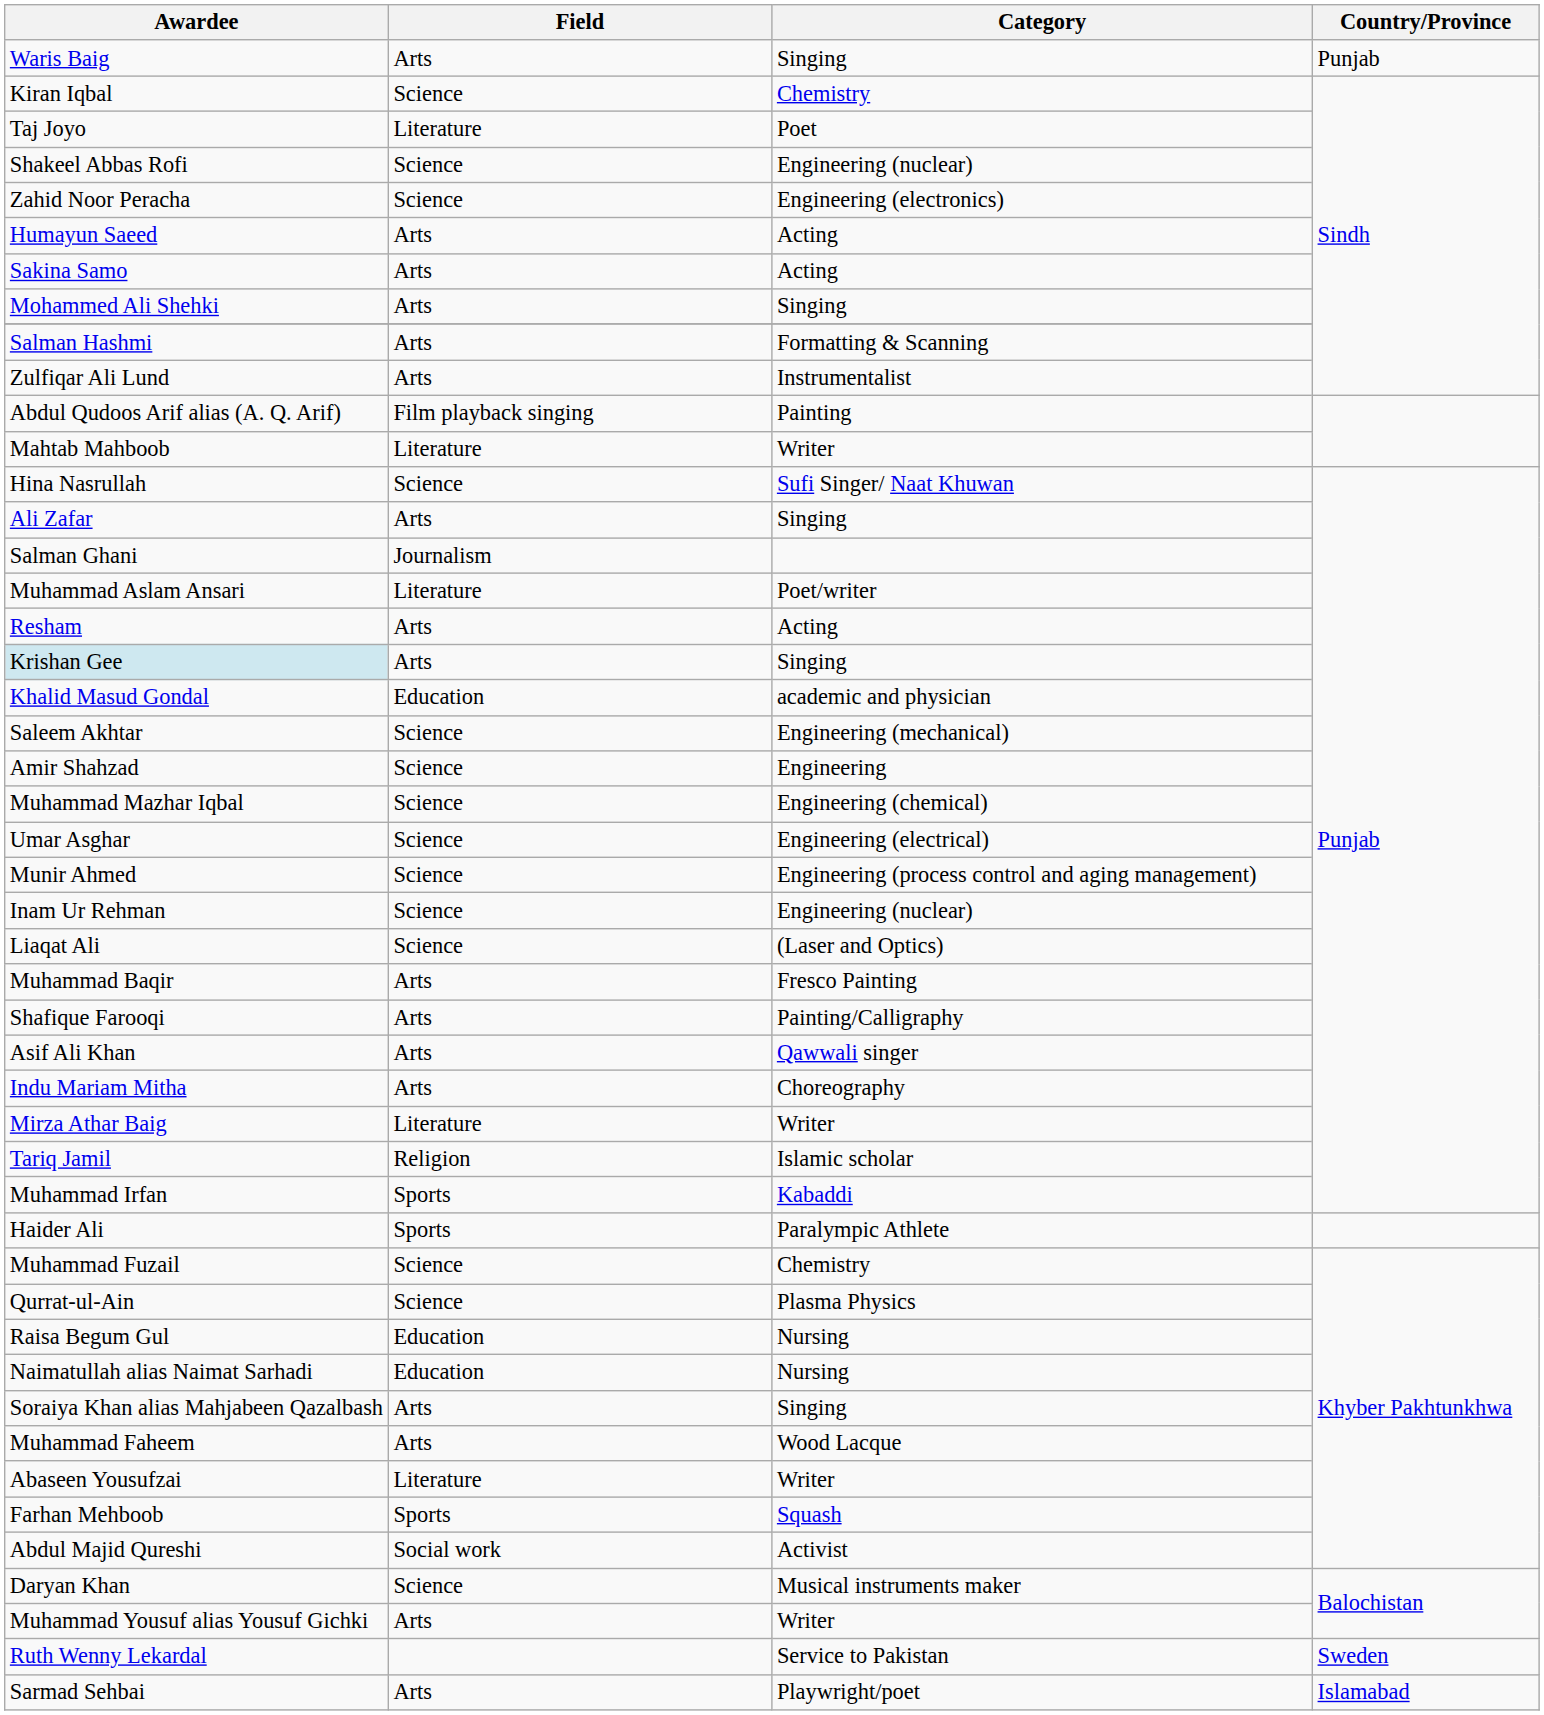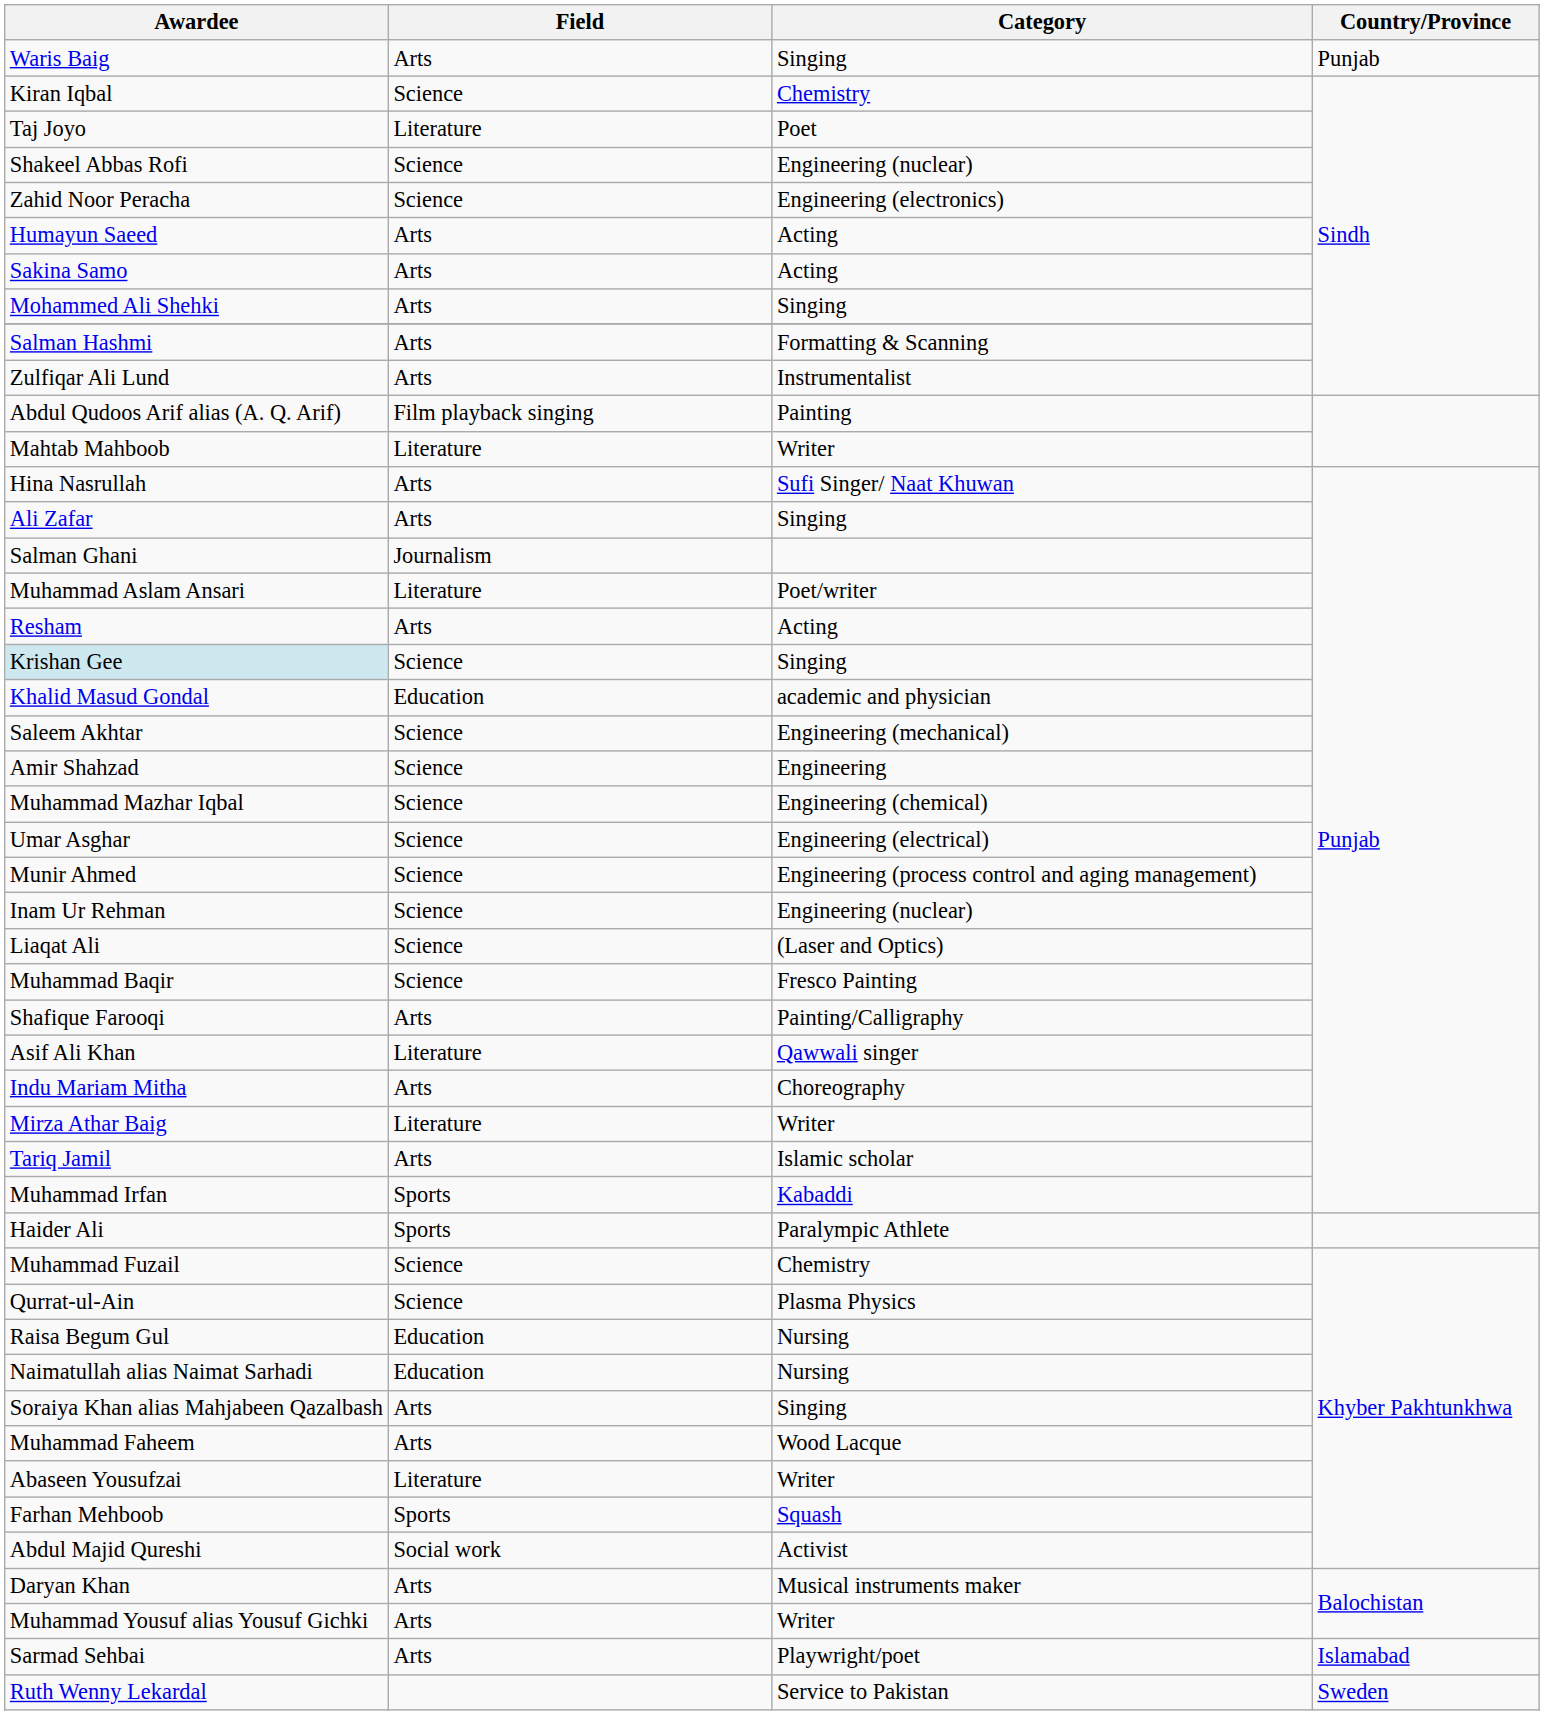(428, 484) Science -> (413, 484) Arts
(413, 661) Arts -> (428, 661) Science
(413, 981) Arts -> (428, 981) Science
(413, 1052) Arts -> (438, 1052) Literature
(432, 1159) Religion -> (413, 1159) Arts
(428, 1585) Science -> (413, 1585) Arts
rows swapped: (77, 1691) <-> (108, 1656)
